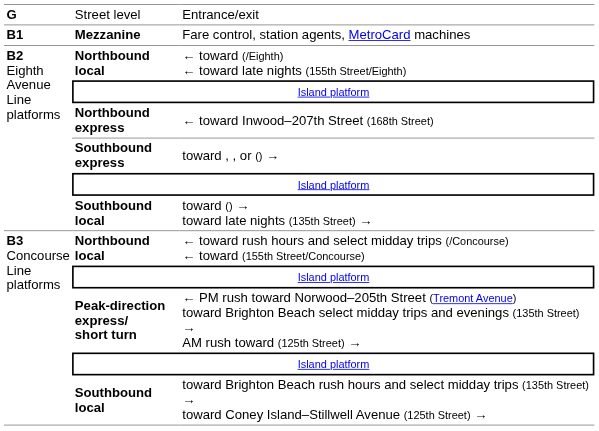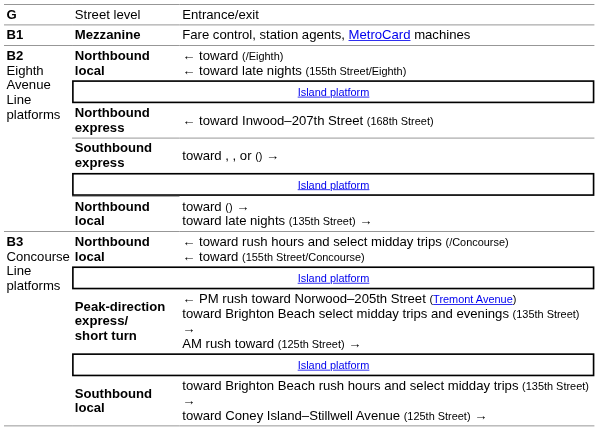(113, 213) Southbound local -> (112, 214) Northbound local
